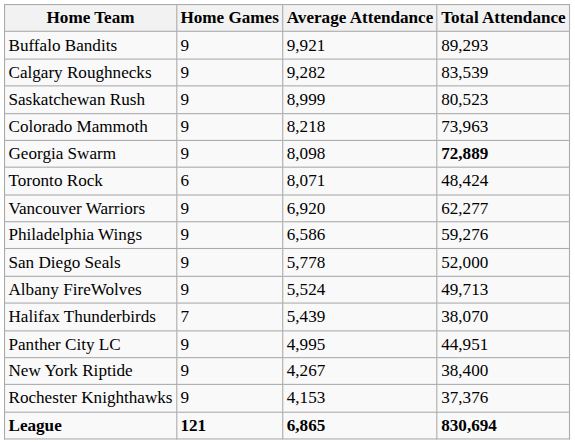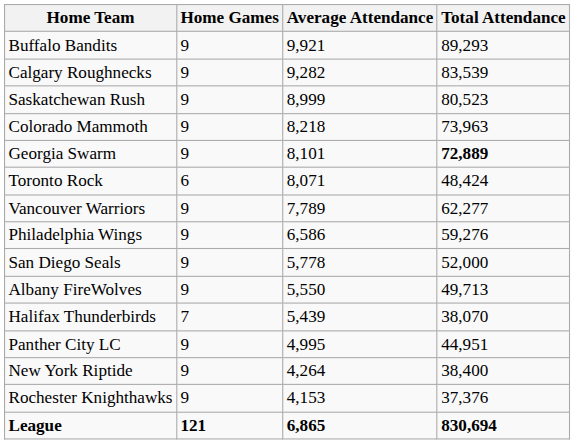(306, 153) 8,098 -> (306, 153) 8,101
(306, 208) 6,920 -> (306, 208) 7,789
(306, 289) 5,524 -> (306, 289) 5,550
(306, 371) 4,267 -> (306, 371) 4,264
